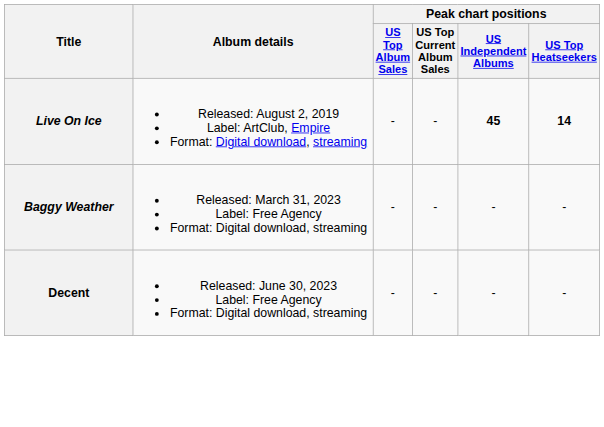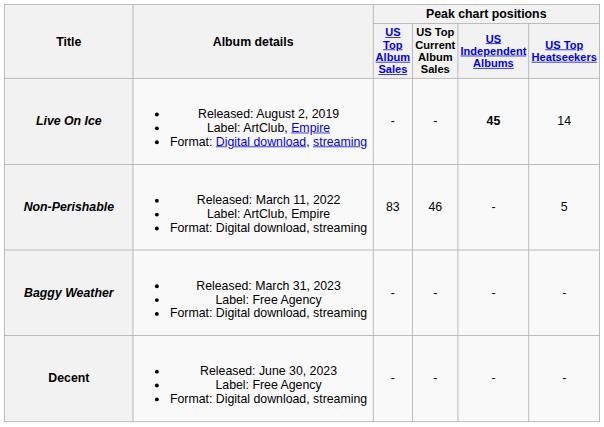(564, 121) bold -> (564, 121) normal
+ row: (69, 207)
